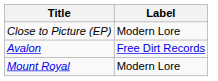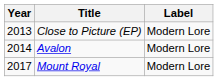+ column: (19, 13)
(161, 48) Free Dirt Records -> (178, 48) Modern Lore
